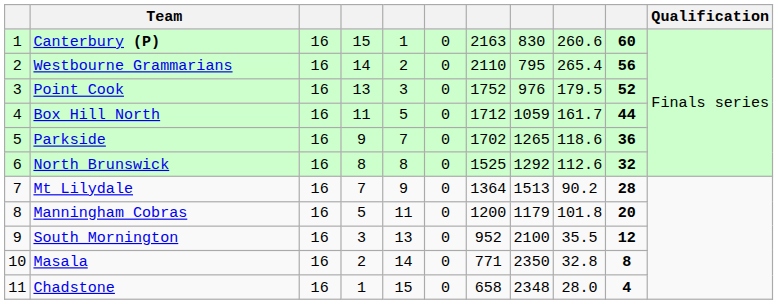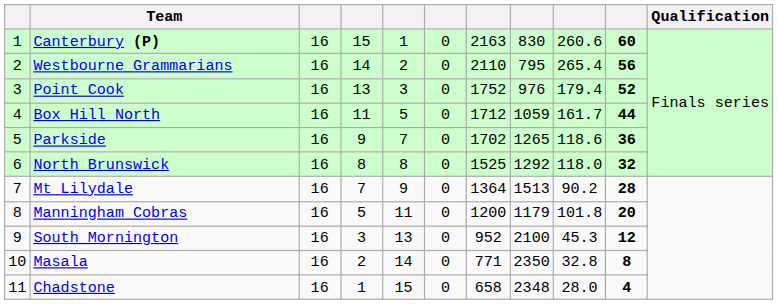(580, 91) 179.5 -> (580, 91) 179.4
(580, 164) 112.6 -> (580, 164) 118.0
(580, 238) 35.5 -> (580, 238) 45.3
